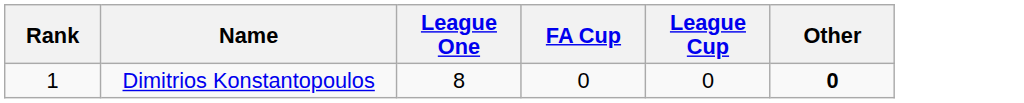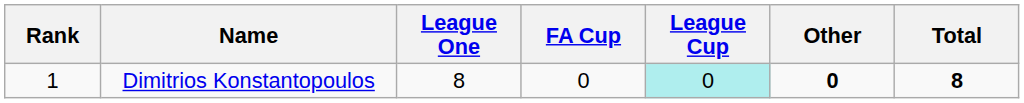+ column: (957, 34)
(708, 81) no background -> (708, 81) paleturquoise background
